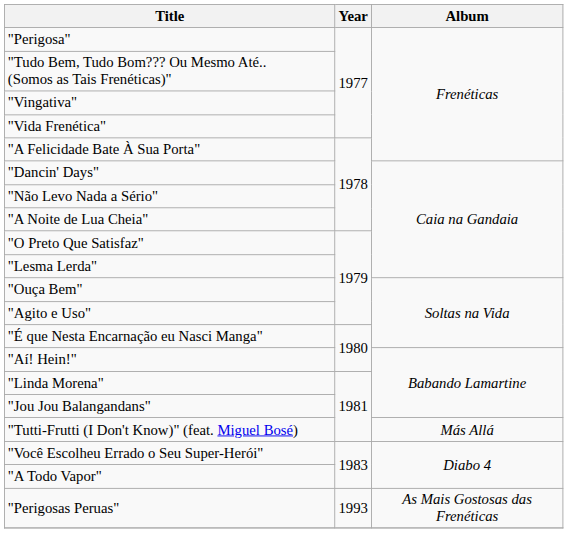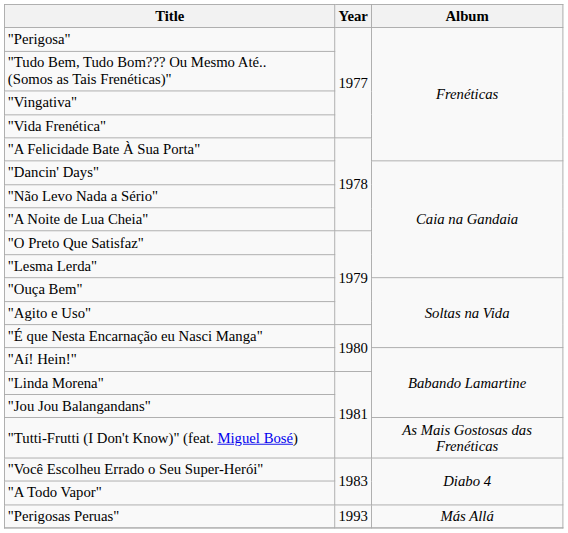(467, 429) Más Allá -> (467, 437) As Mais Gostosas das Frenéticas
(467, 507) As Mais Gostosas das Frenéticas -> (467, 516) Más Allá
